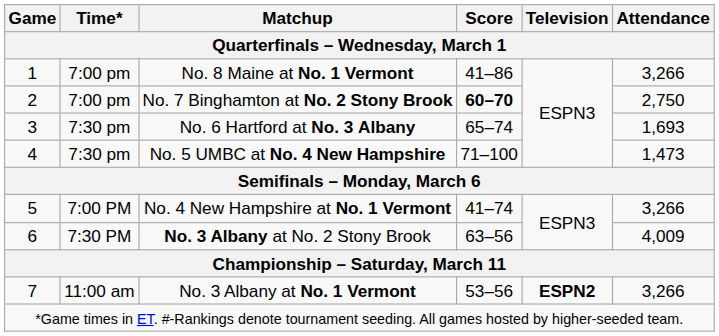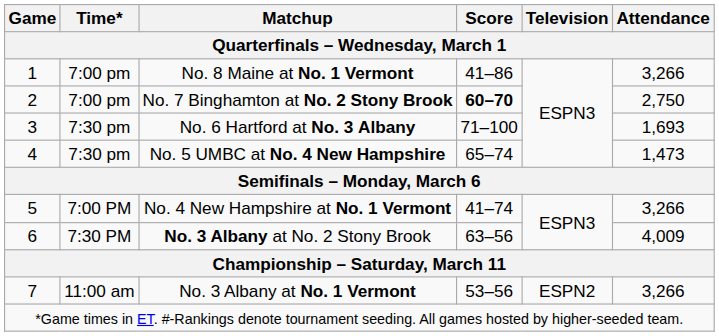(489, 127) 65–74 -> (489, 127) 71–100
(489, 154) 71–100 -> (489, 154) 65–74
(567, 290) bold -> (567, 290) normal
